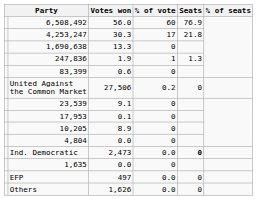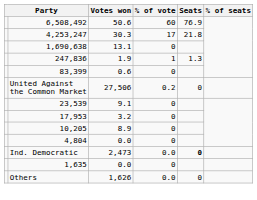(122, 23) 56.0 -> (122, 23) 50.6
(122, 47) 13.3 -> (122, 47) 13.1
(124, 117) 0.1 -> (124, 117) 3.2
- row: (17, 177)
